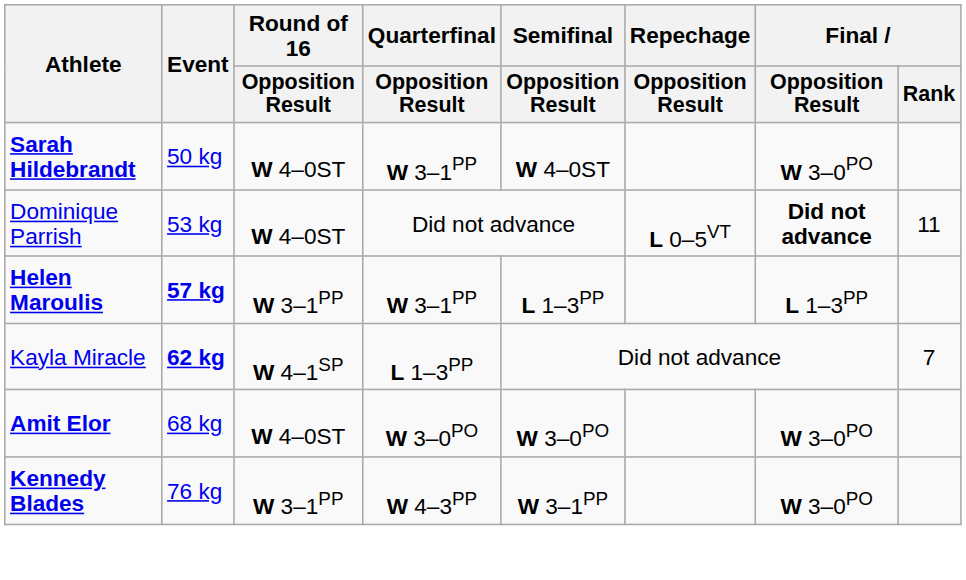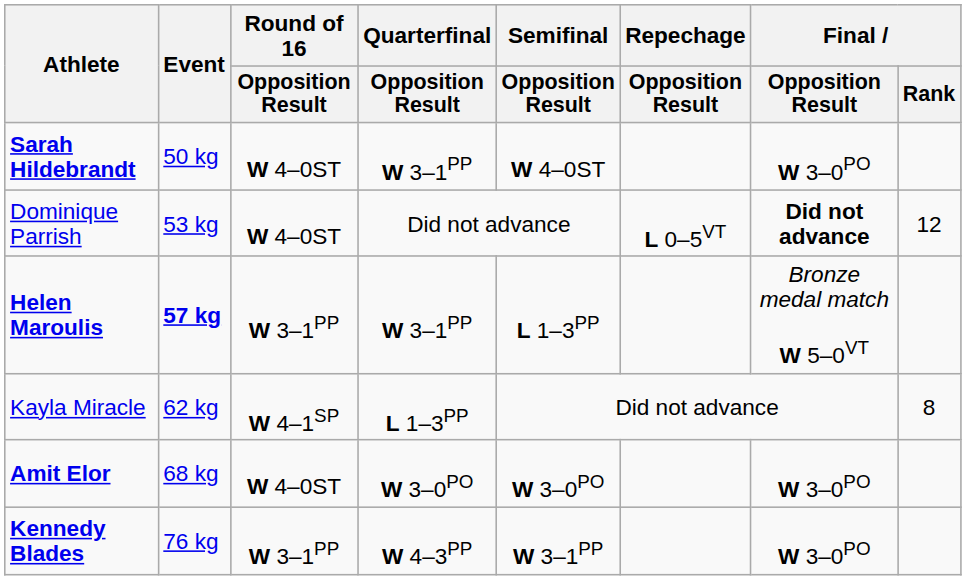(929, 223) 11 -> (929, 223) 12
(827, 303) L 1–3PP -> (824, 315) Bronze medal match W 5–0VT
(196, 357) bold -> (191, 407) normal
(929, 357) 7 -> (929, 407) 8
